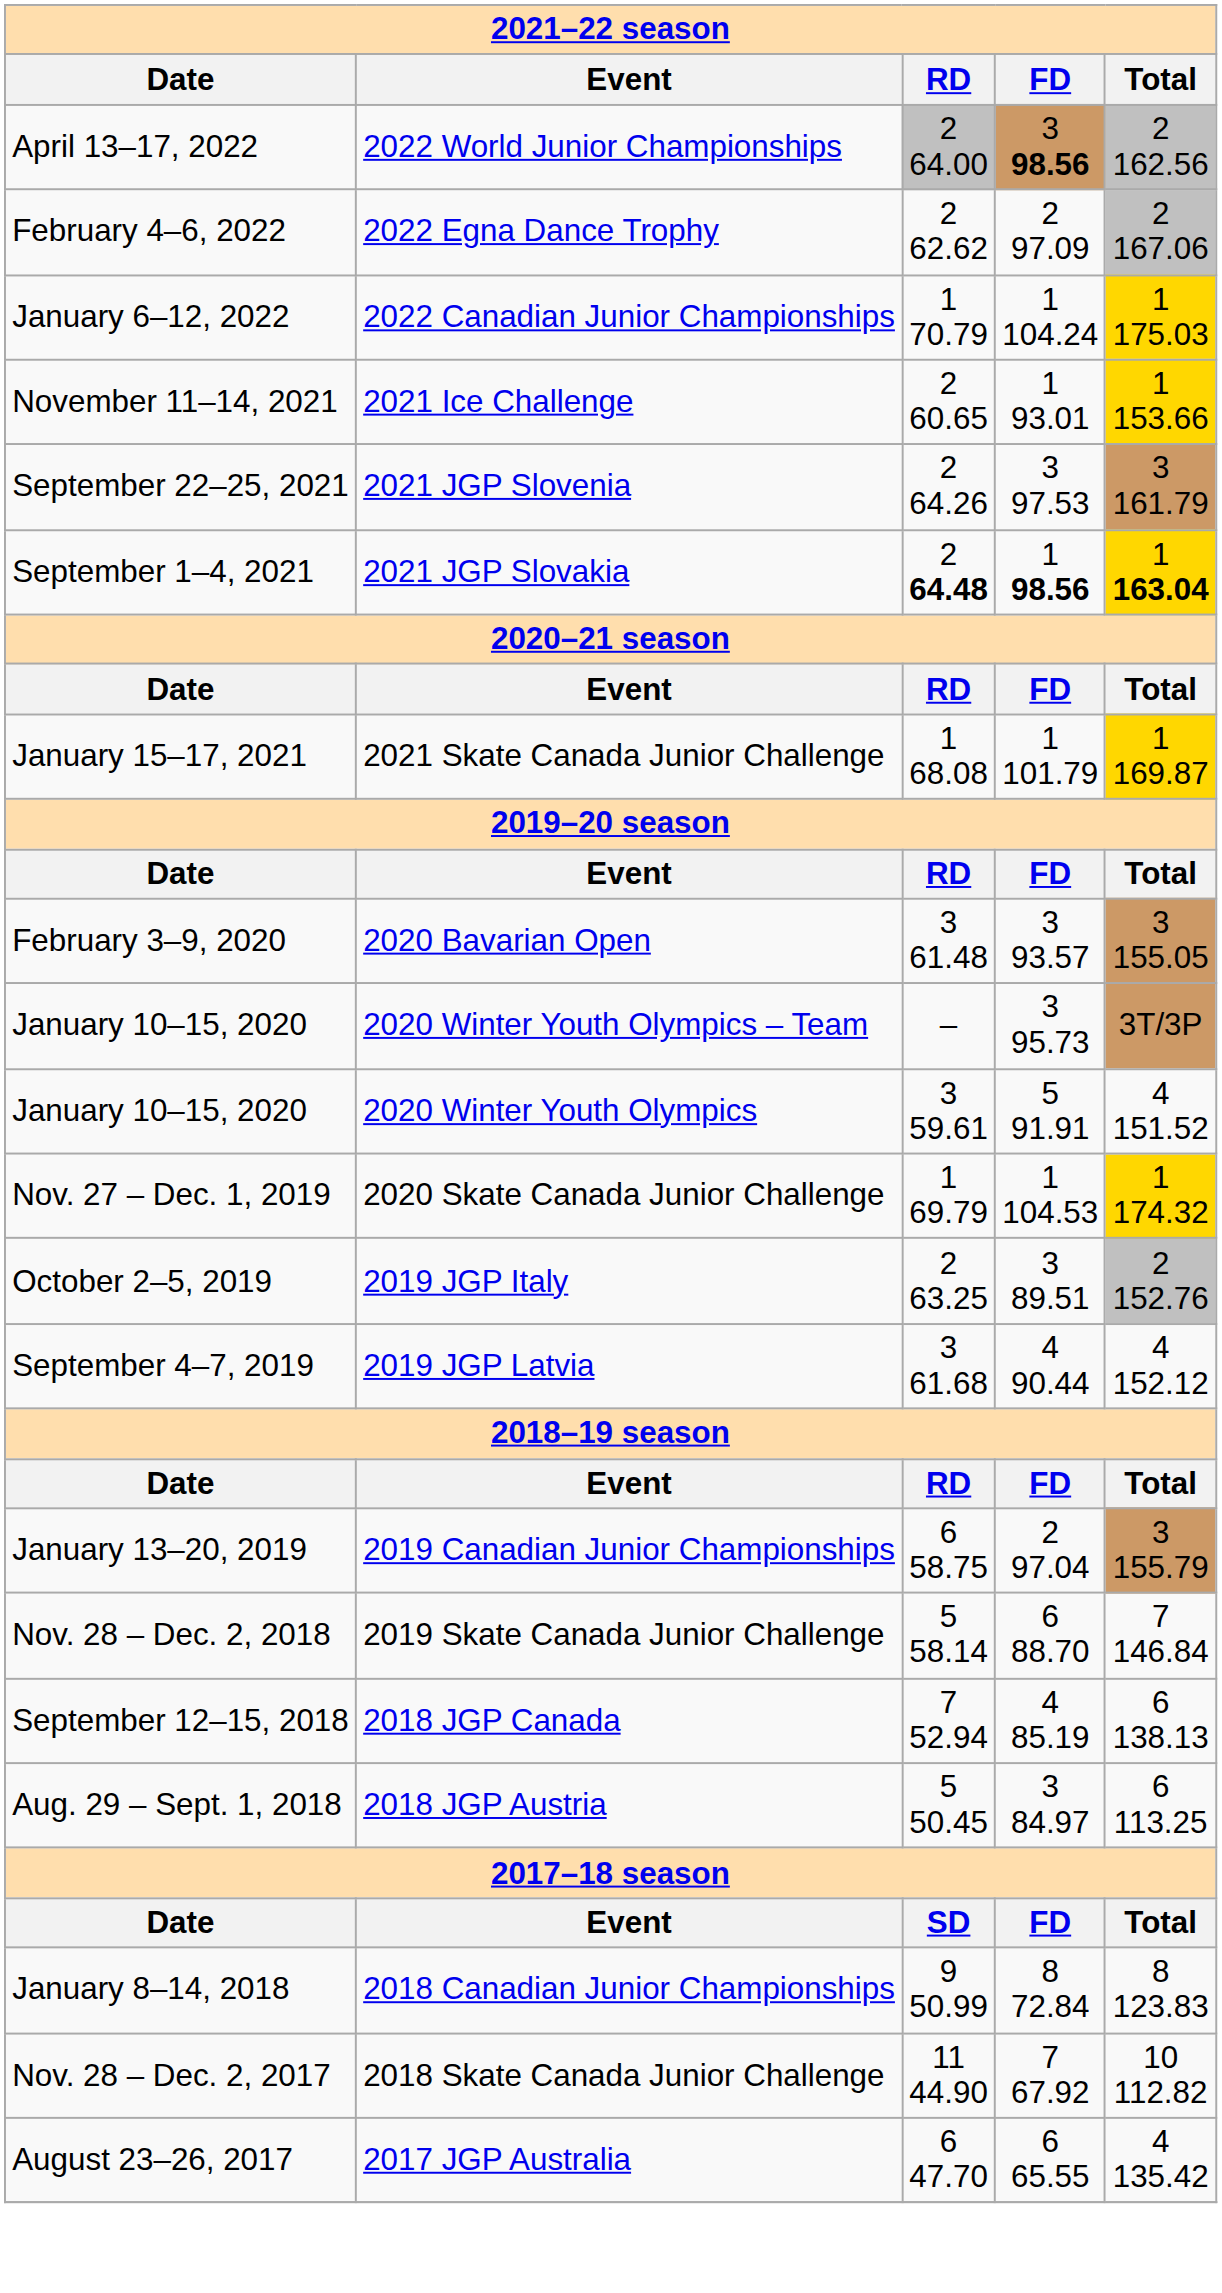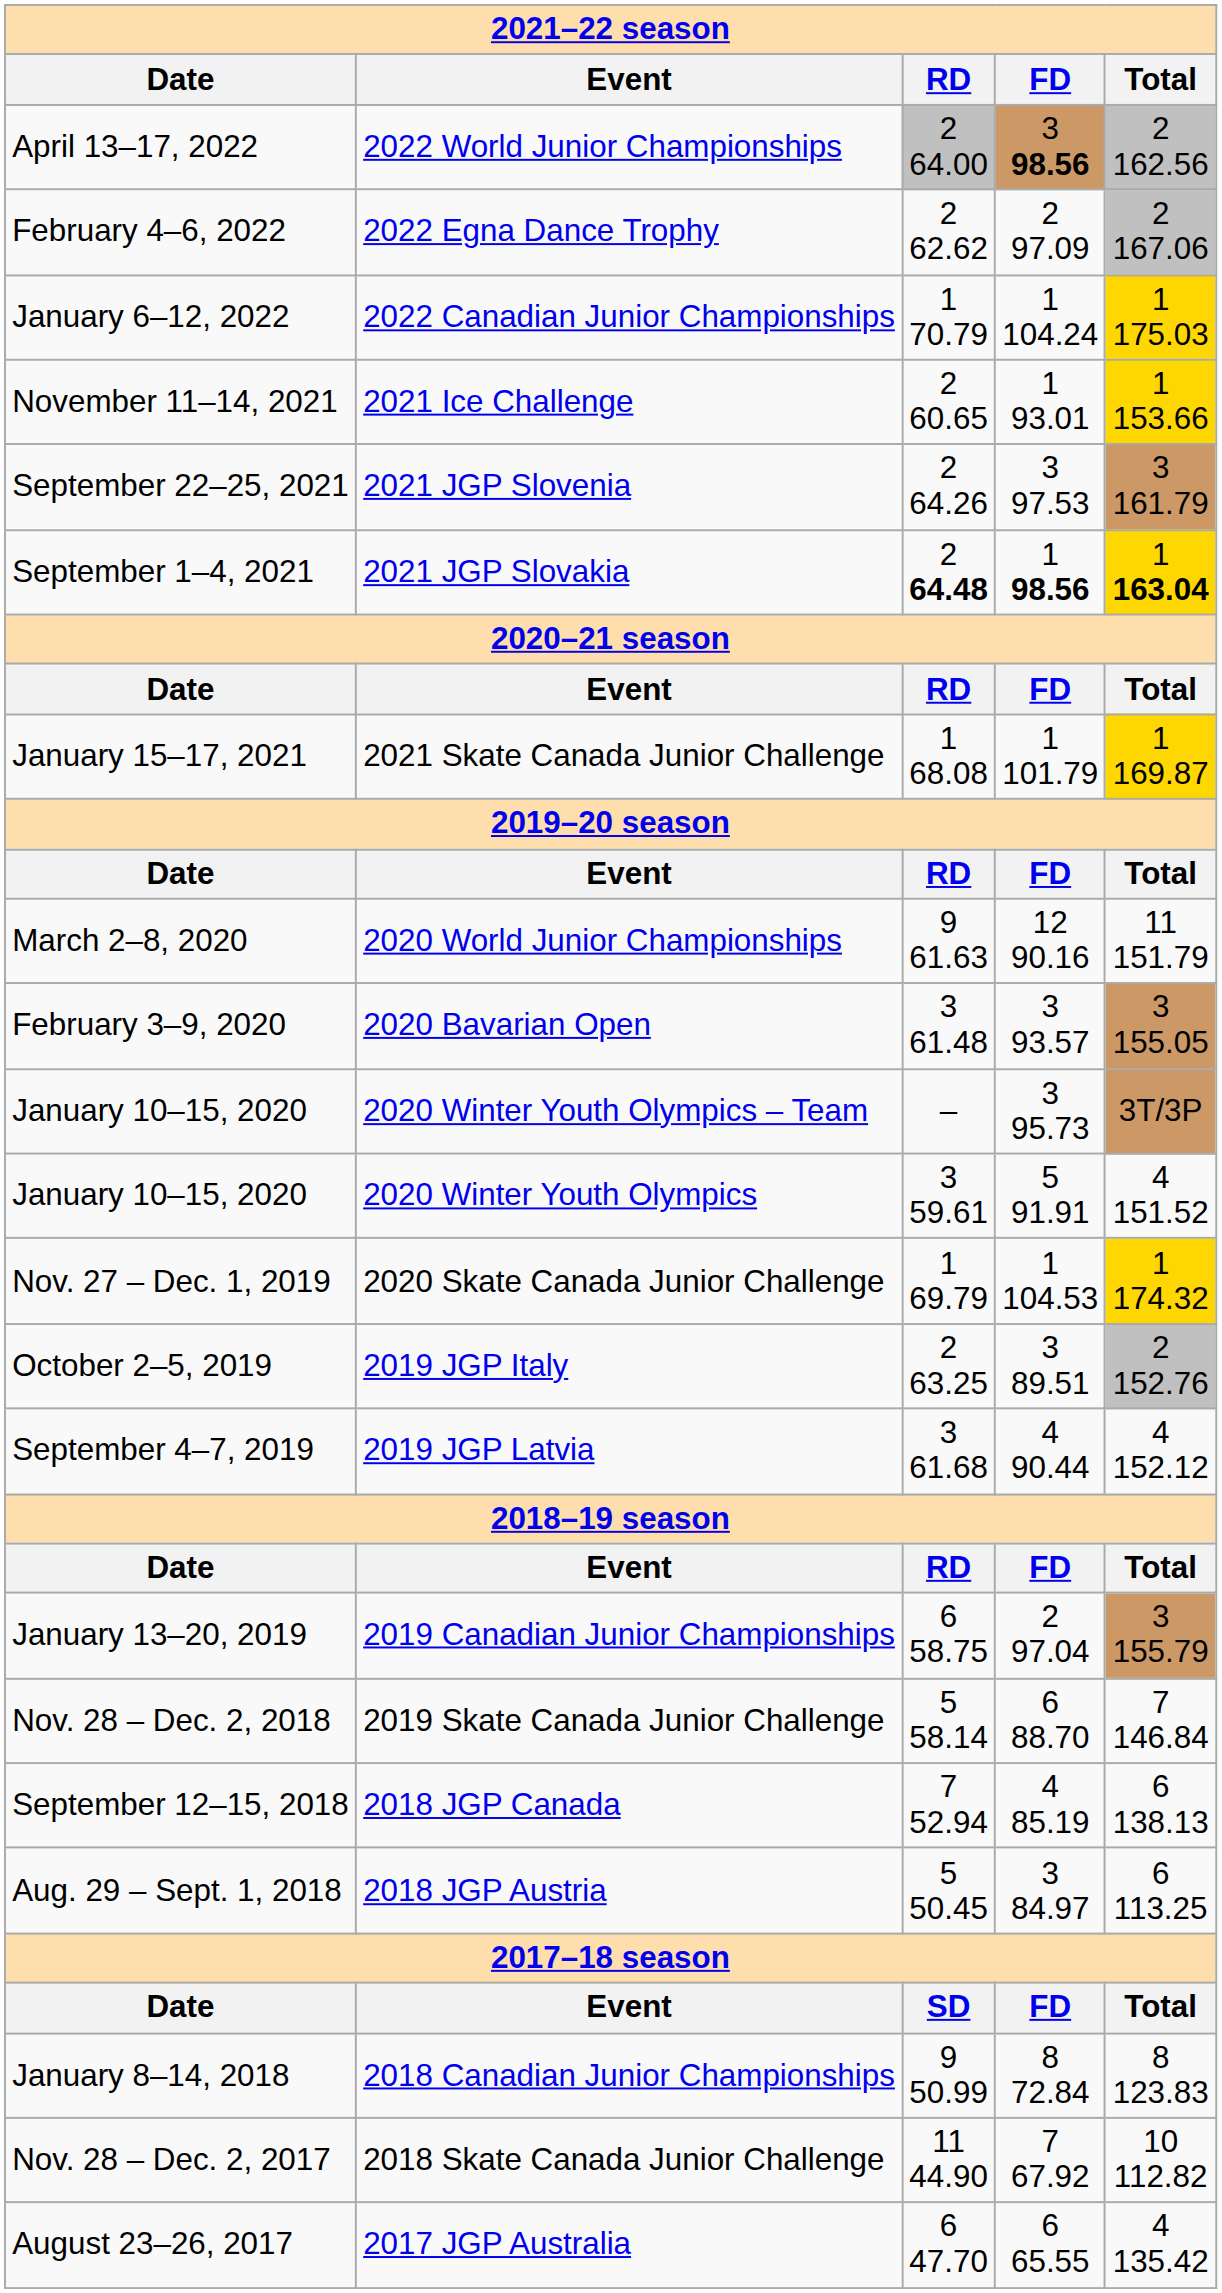+ row: (603, 940)
